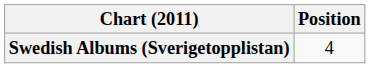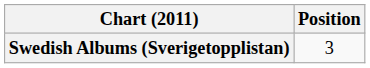(329, 47) 4 -> (329, 47) 3
